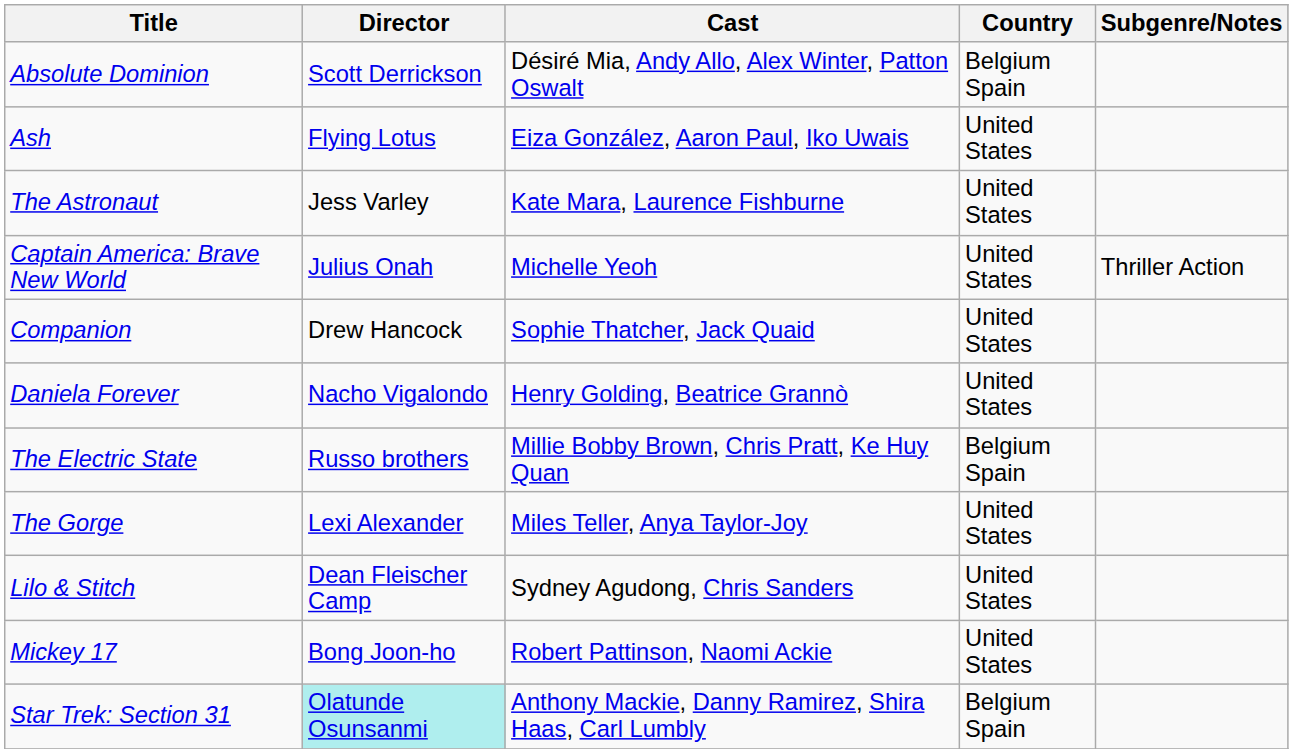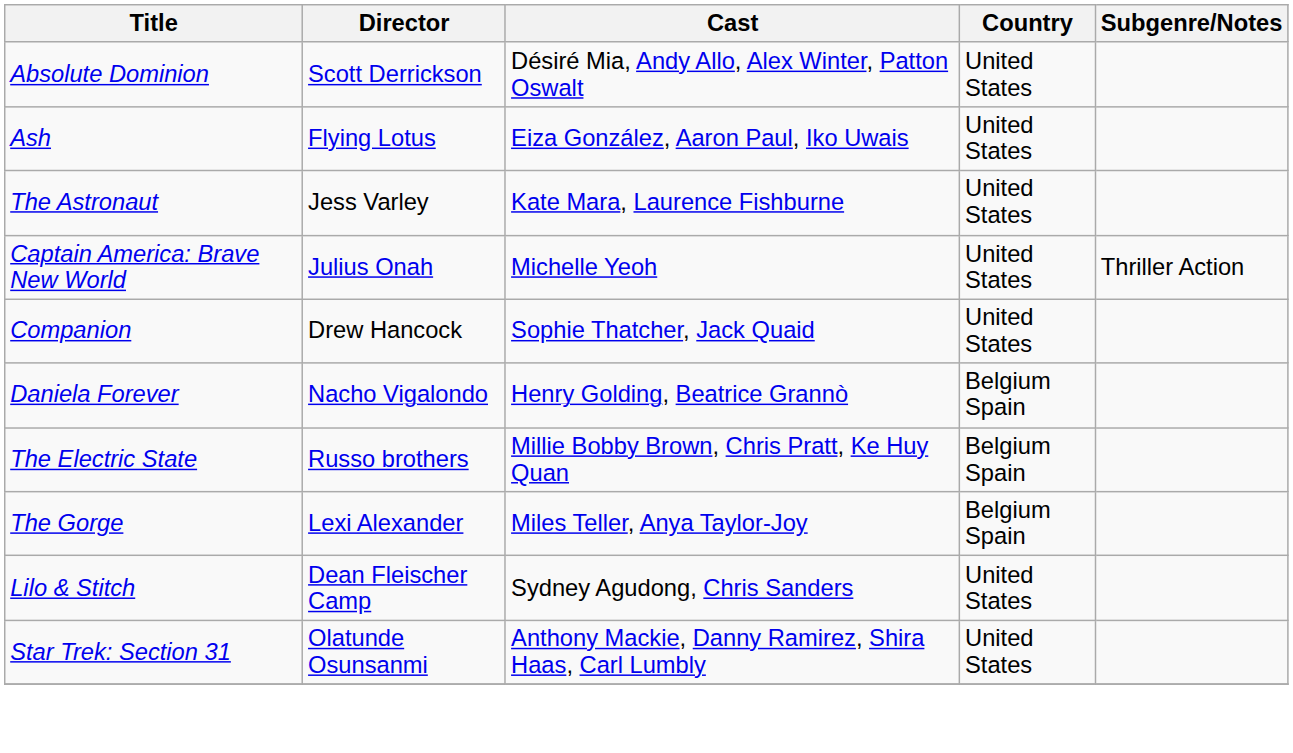(1008, 74) Belgium Spain -> (999, 74) United States
(999, 395) United States -> (1008, 395) Belgium Spain
(999, 523) United States -> (1008, 523) Belgium Spain
- row: (64, 651)
(368, 716) paleturquoise background -> (368, 651) no background
(1008, 716) Belgium Spain -> (999, 651) United States
